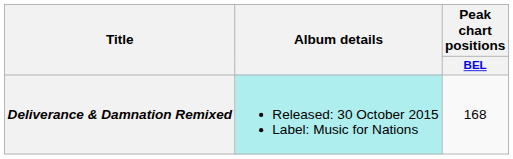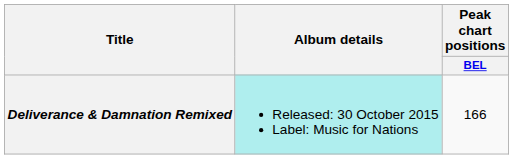(475, 114) 168 -> (475, 114) 166
